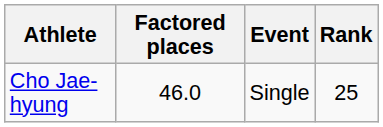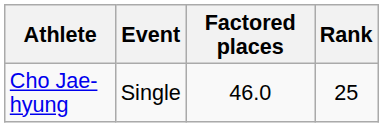columns swapped: (280, 34) <-> (180, 34)
